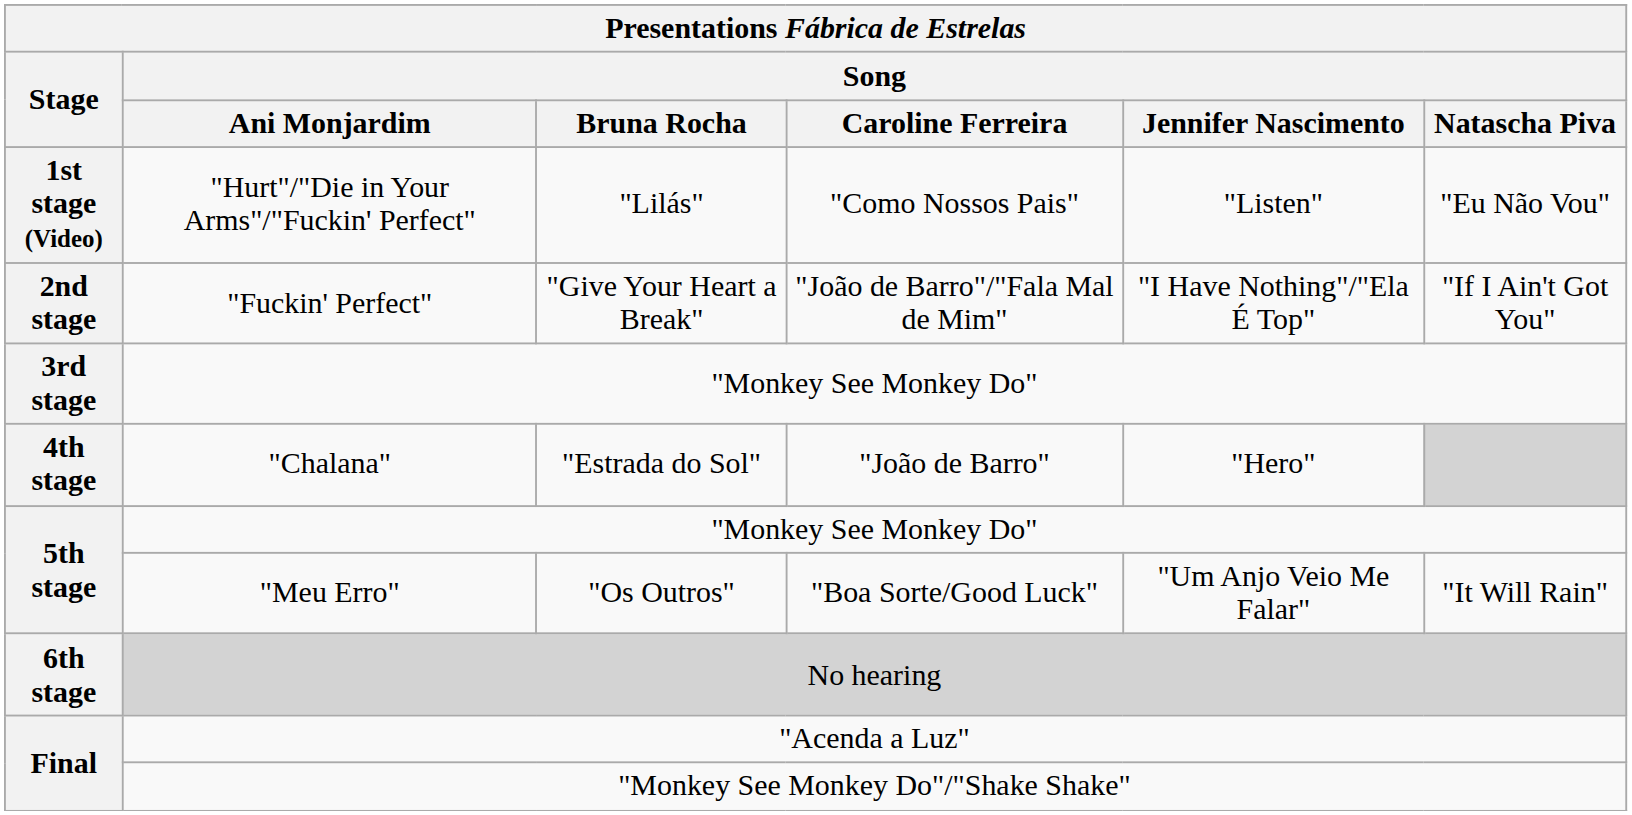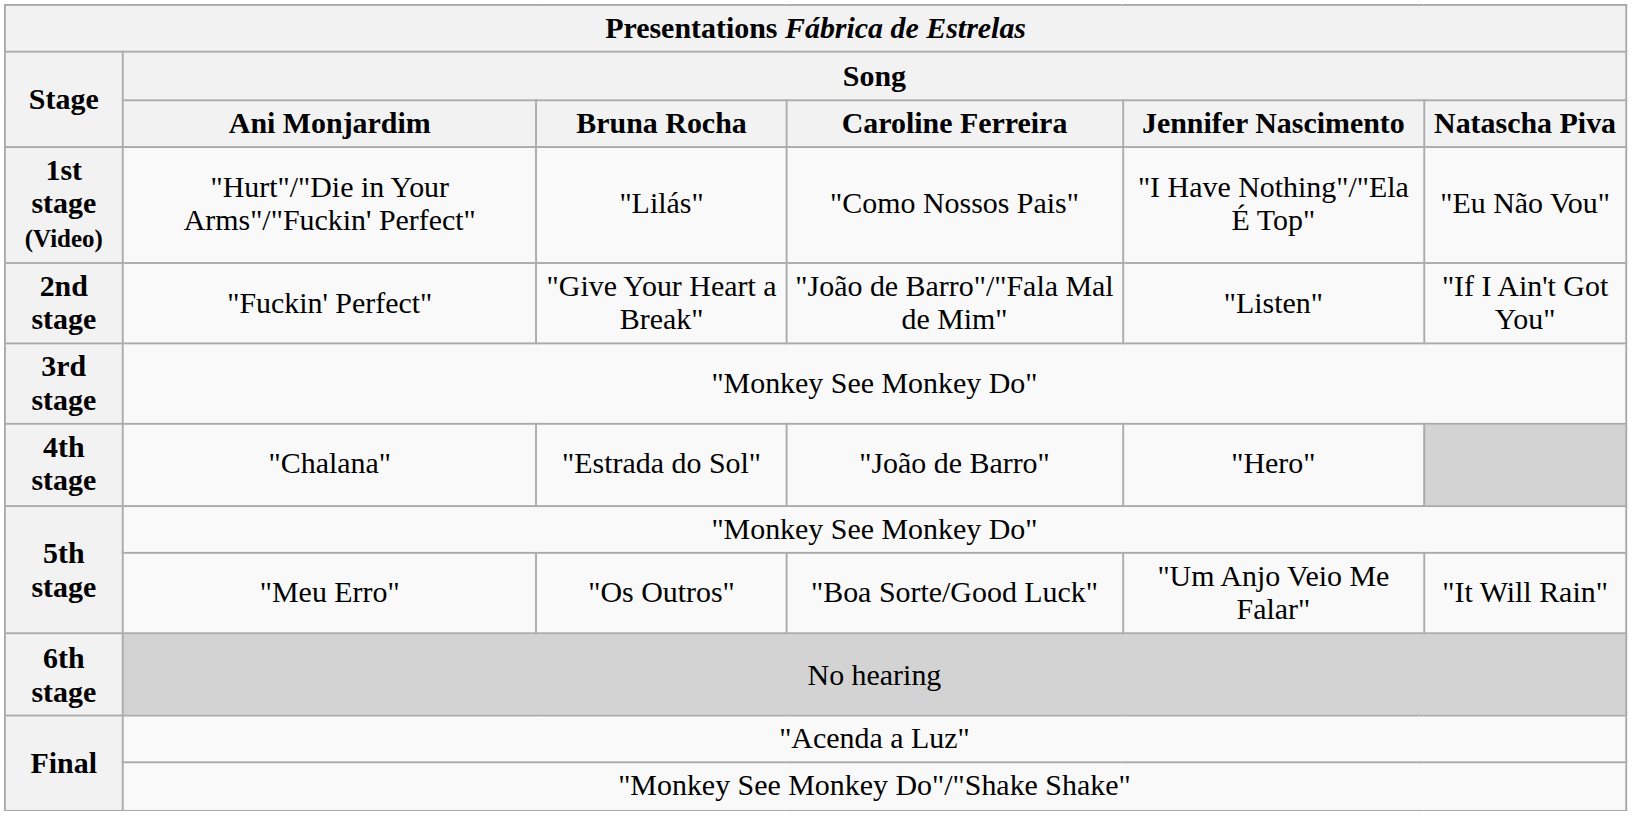(1273, 204) "Listen" -> (1273, 204) "I Have Nothing"/"Ela É Top"
(1273, 302) "I Have Nothing"/"Ela É Top" -> (1273, 302) "Listen"
